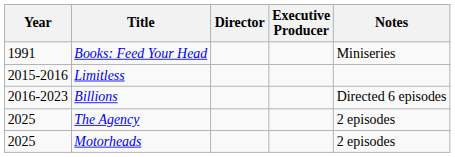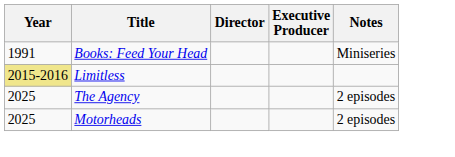(38, 75) no background -> (38, 75) khaki background
- row: (96, 97)
